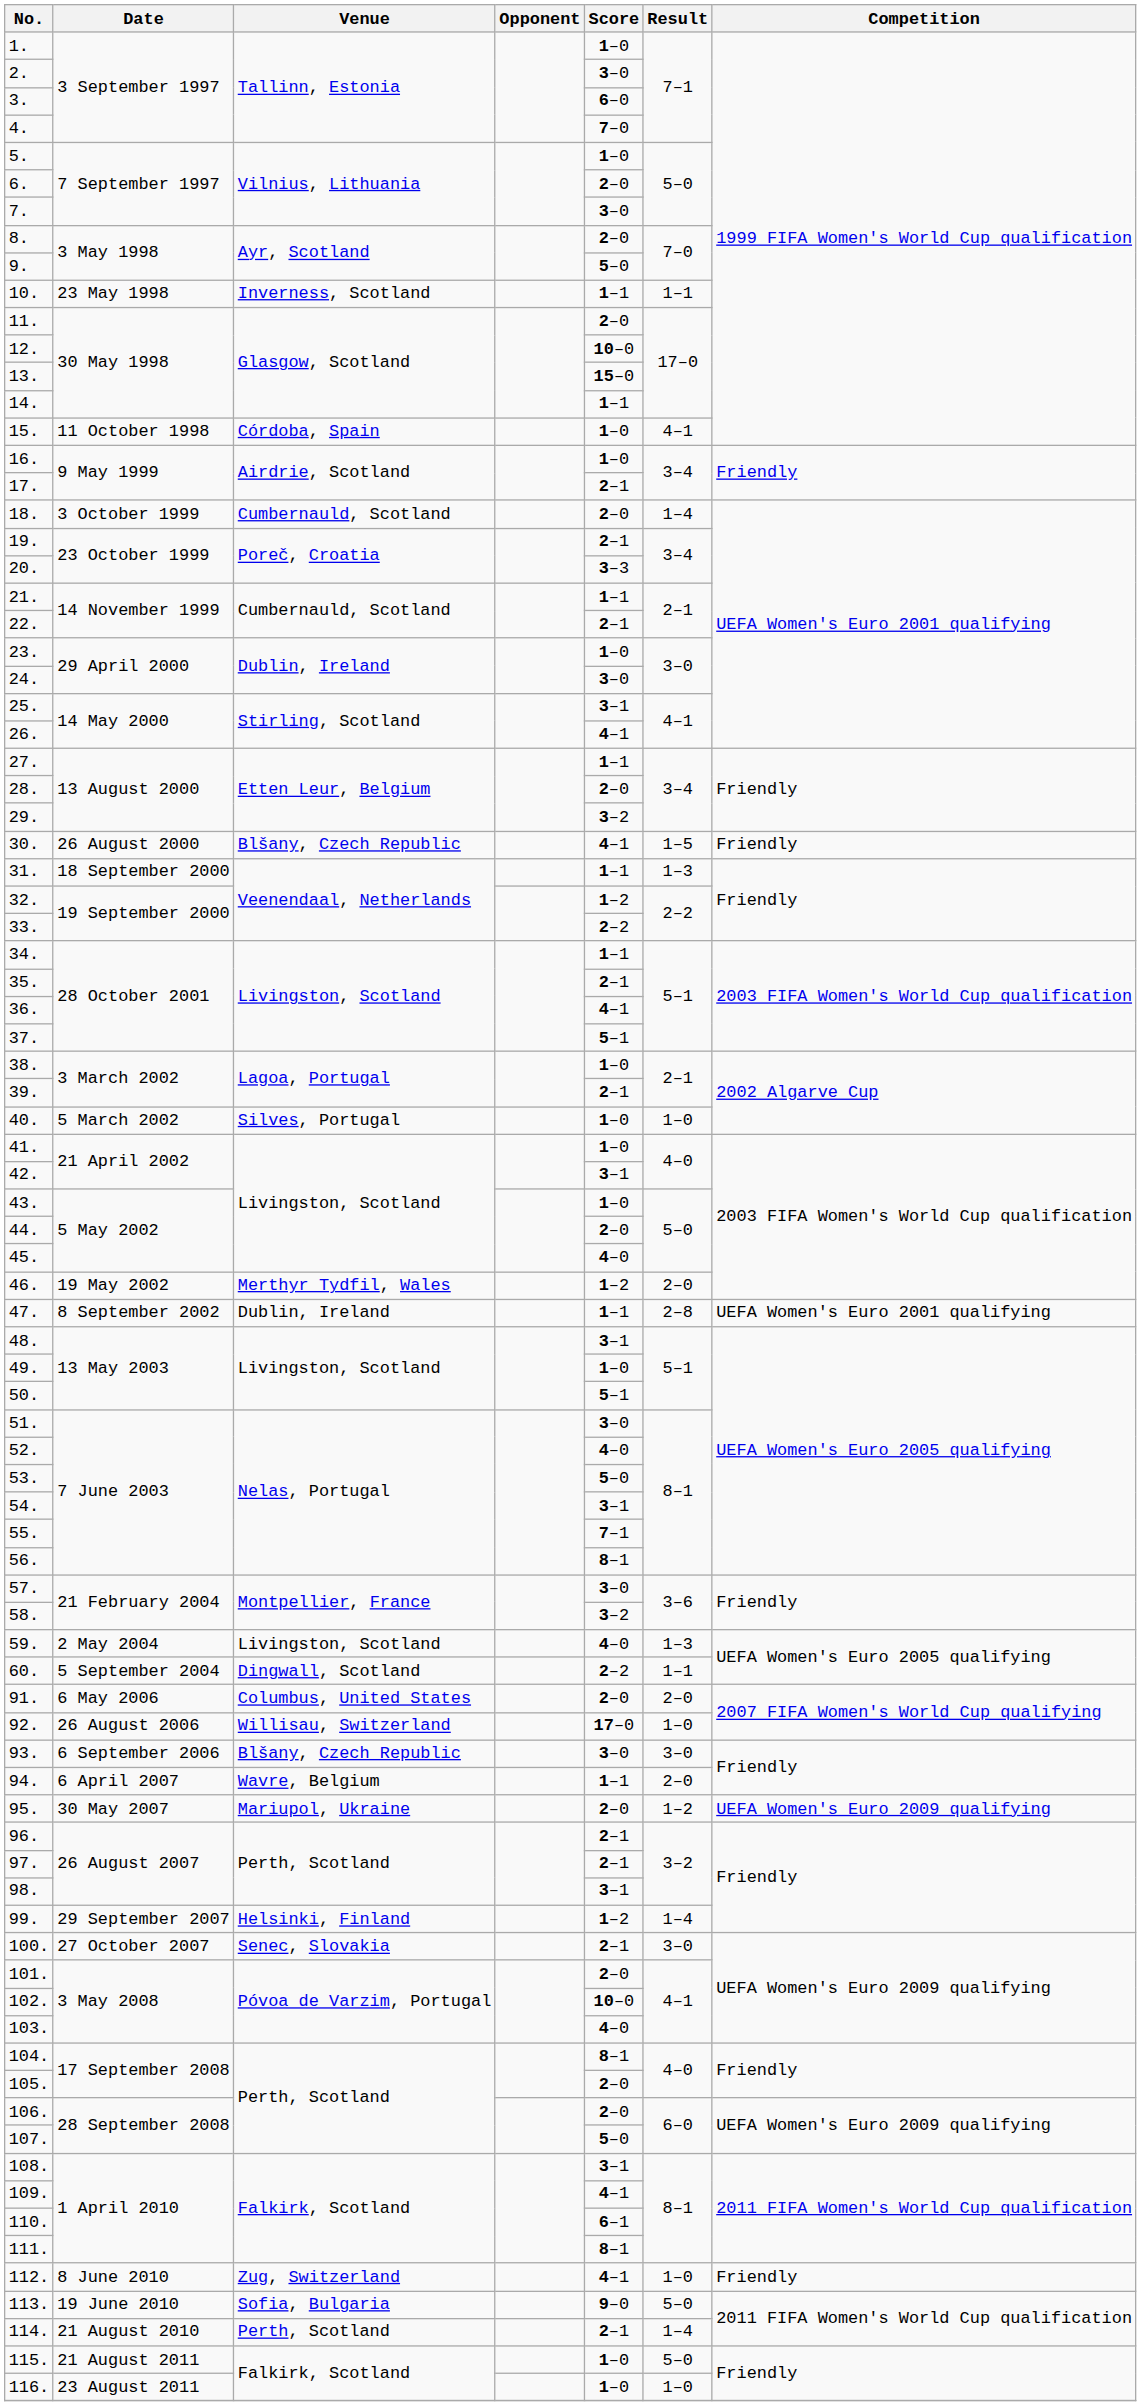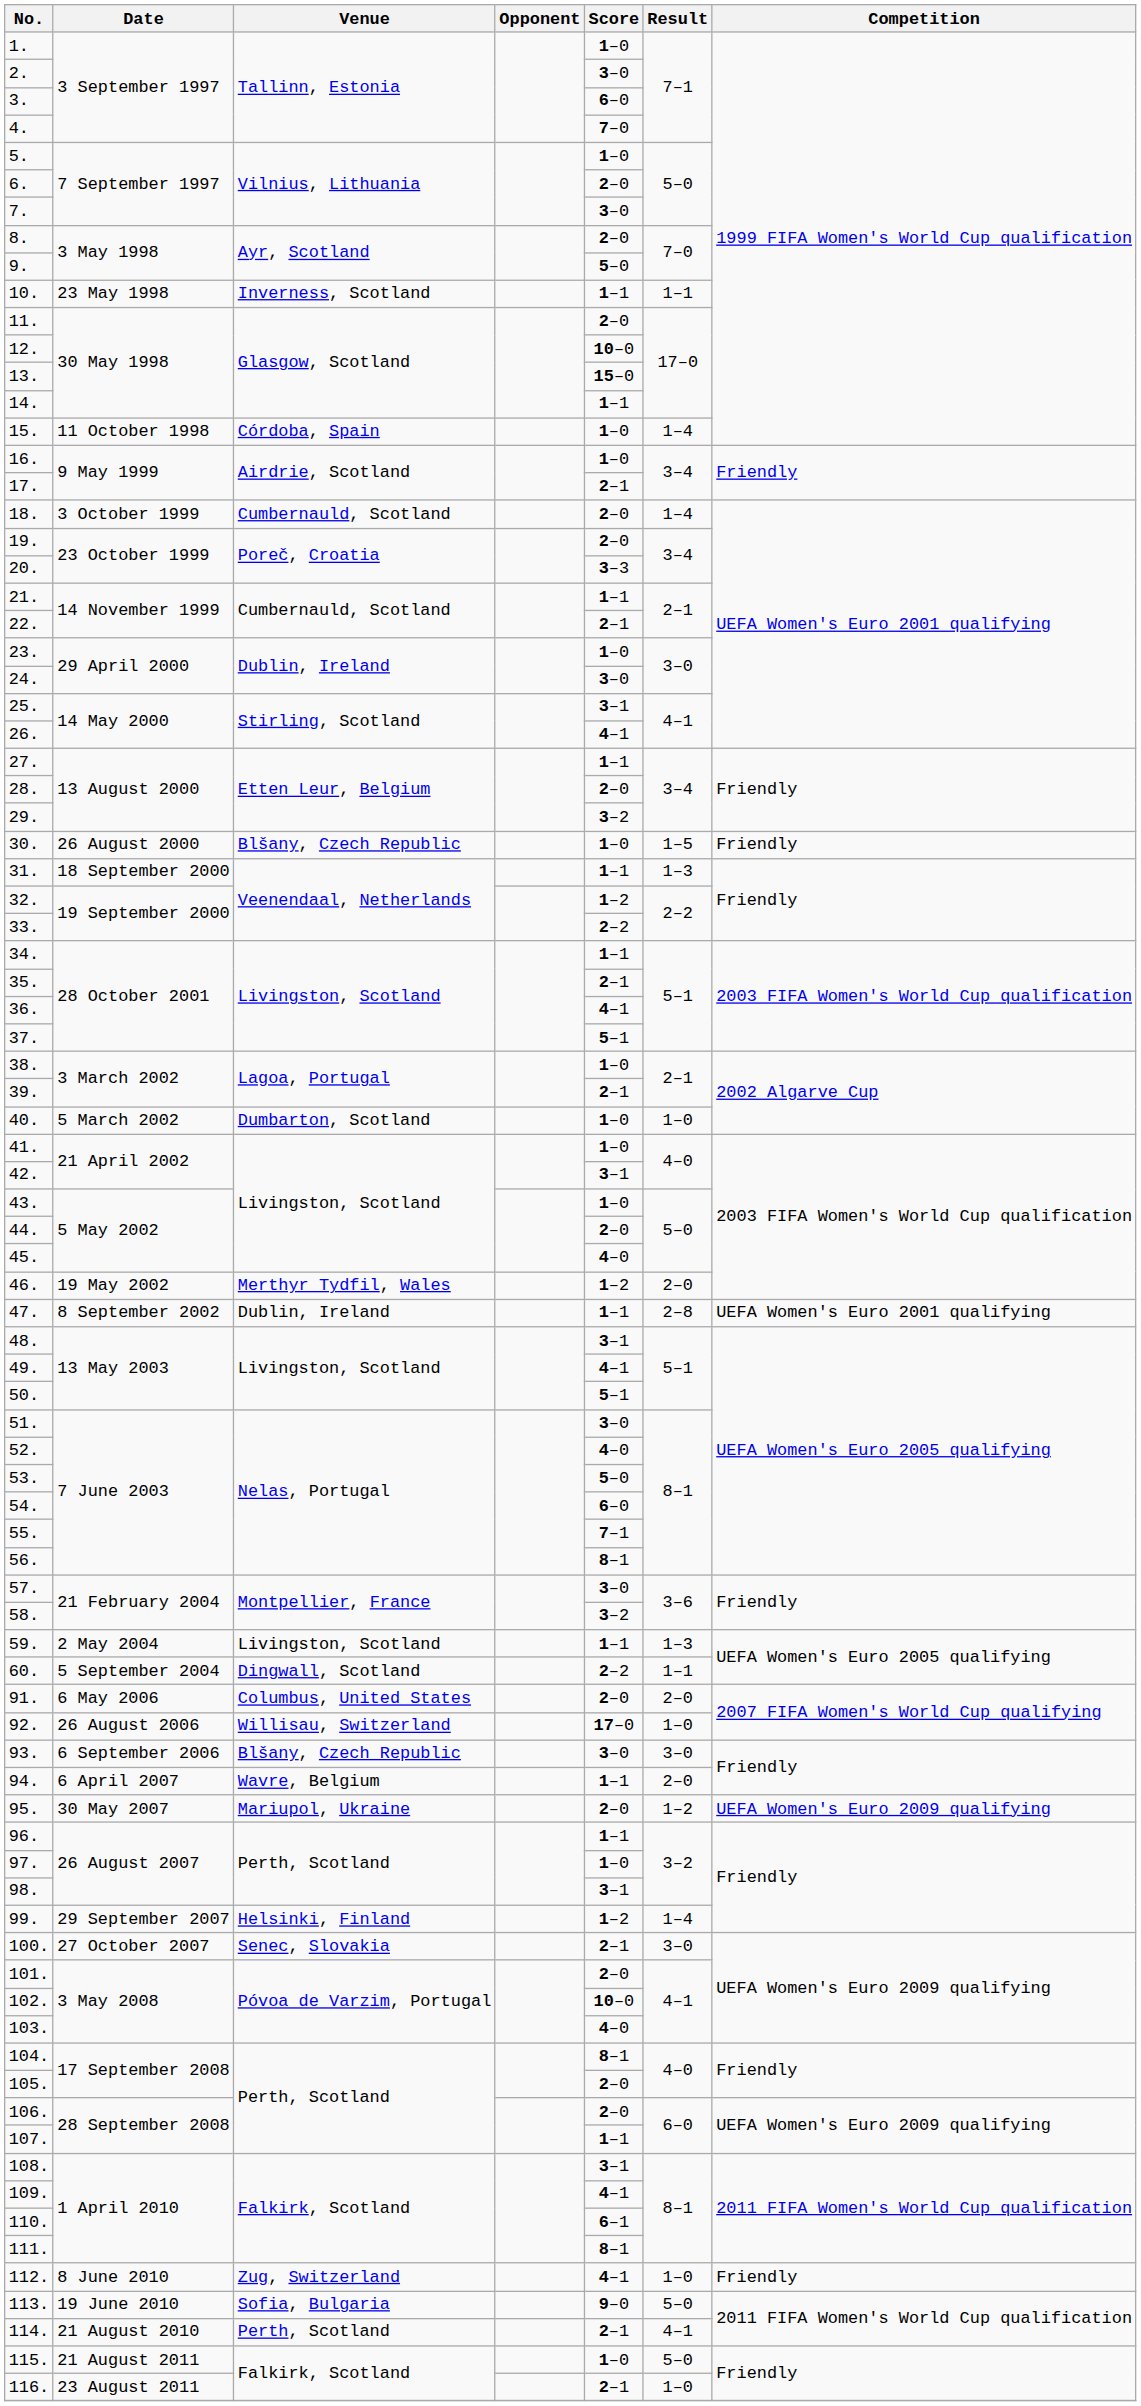(678, 432) 4–1 -> (678, 432) 1–4
(614, 542) 2–1 -> (614, 542) 2–0
(614, 845) 4–1 -> (614, 845) 1–0
(319, 1120) Silves, Portugal -> (334, 1120) Dumbarton, Scotland
(614, 1368) 1–0 -> (614, 1368) 4–1
(614, 1506) 3–1 -> (614, 1506) 6–0
(614, 1644) 4–0 -> (614, 1644) 1–1
(614, 1836) 2–1 -> (614, 1836) 1–1
(614, 1864) 2–1 -> (614, 1864) 1–0
(614, 2139) 5–0 -> (614, 2139) 1–1
(678, 2332) 1–4 -> (678, 2332) 4–1
(614, 2387) 1–0 -> (614, 2387) 2–1
